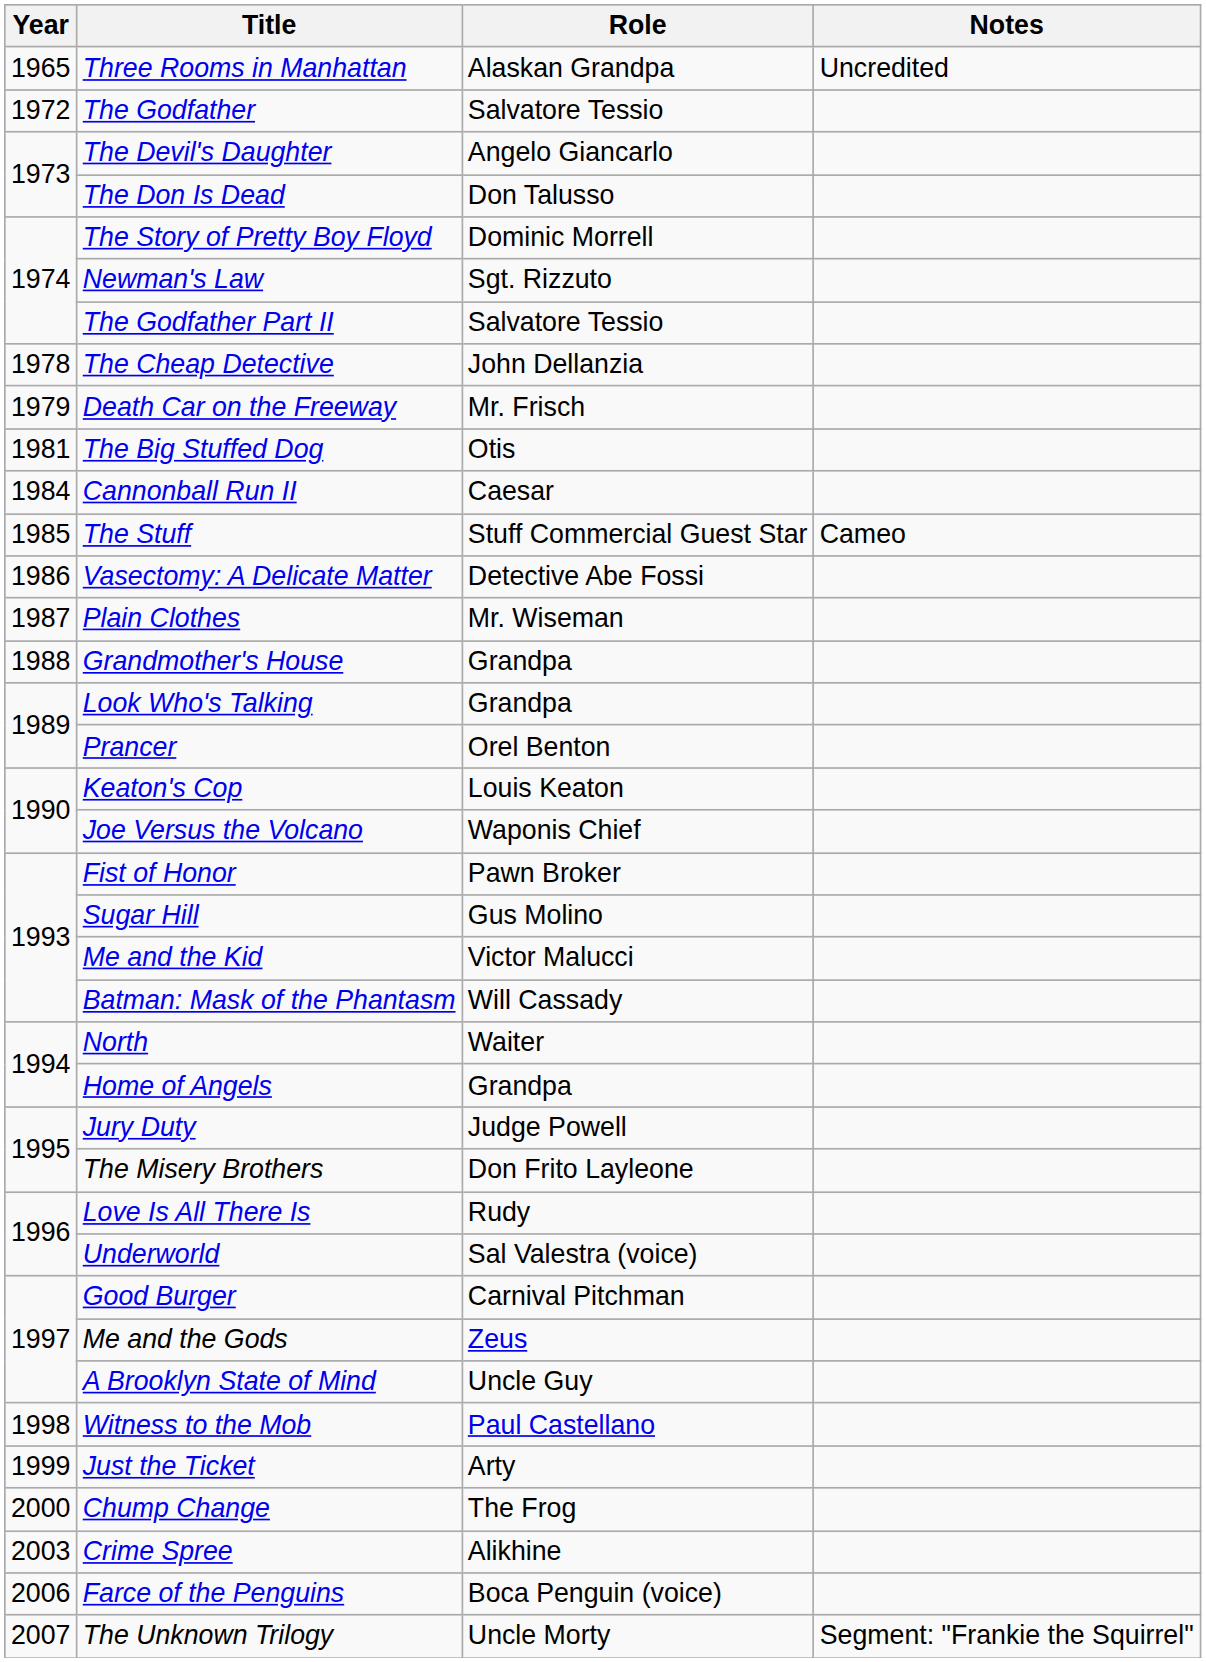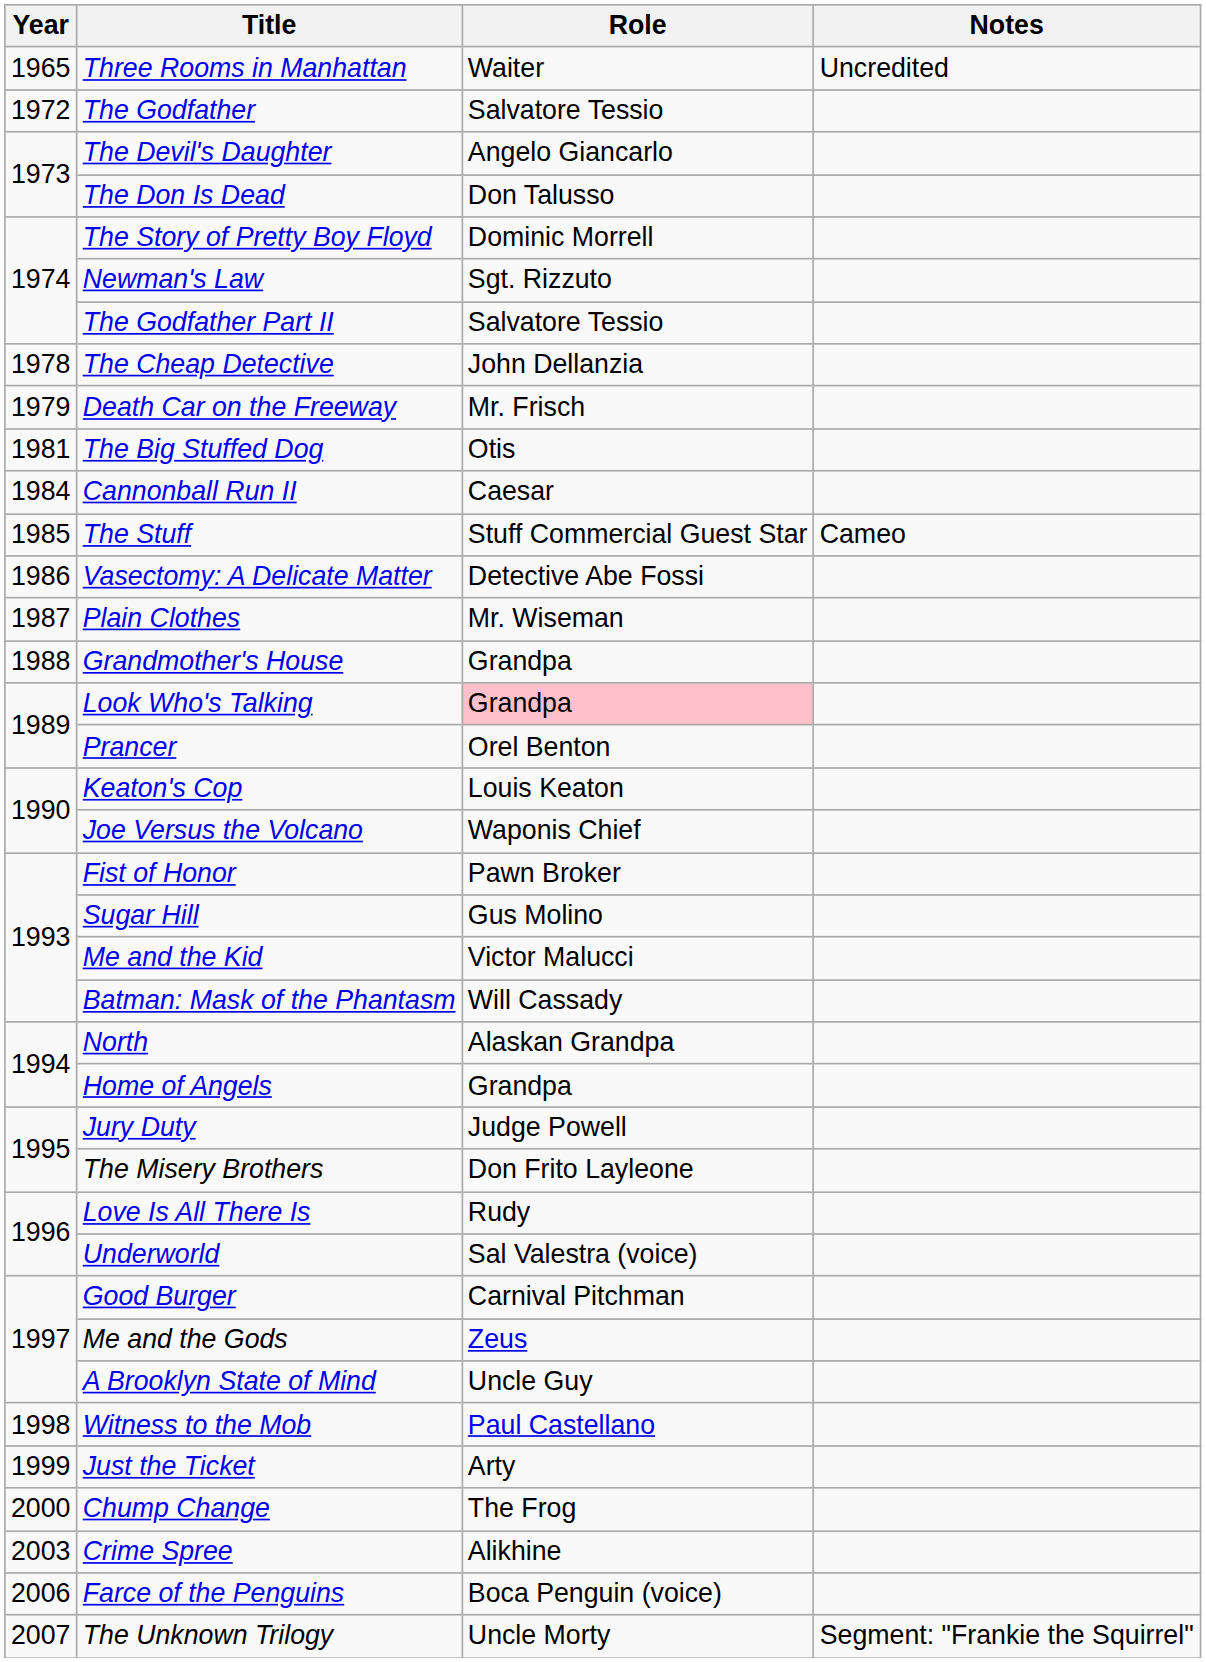(571, 68) Alaskan Grandpa -> (506, 68) Waiter
(520, 703) no background -> (520, 703) pink background
(506, 1042) Waiter -> (571, 1042) Alaskan Grandpa
